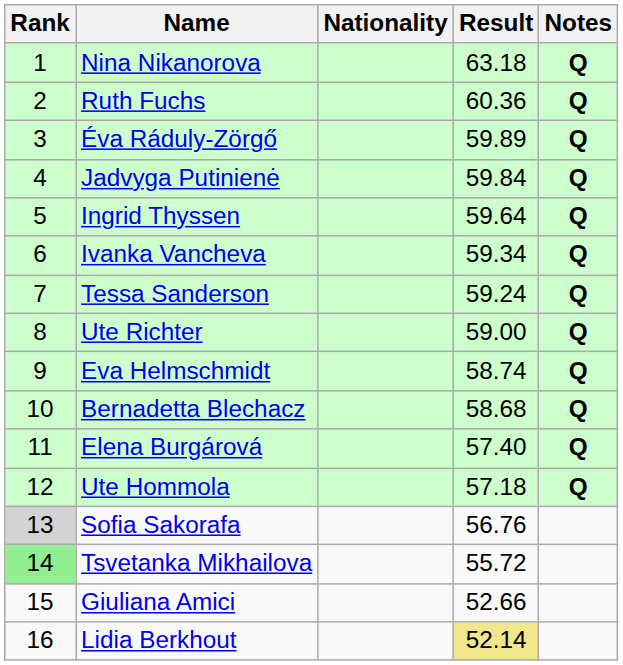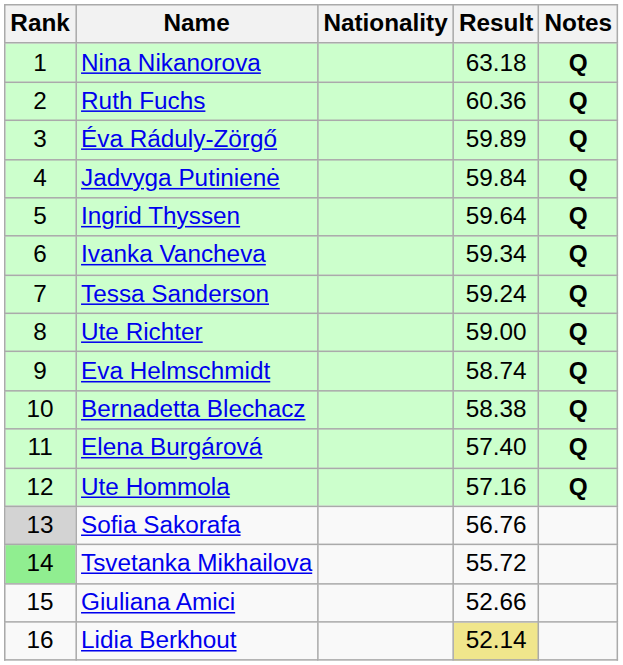(496, 409) 58.68 -> (496, 409) 58.38
(496, 486) 57.18 -> (496, 486) 57.16
